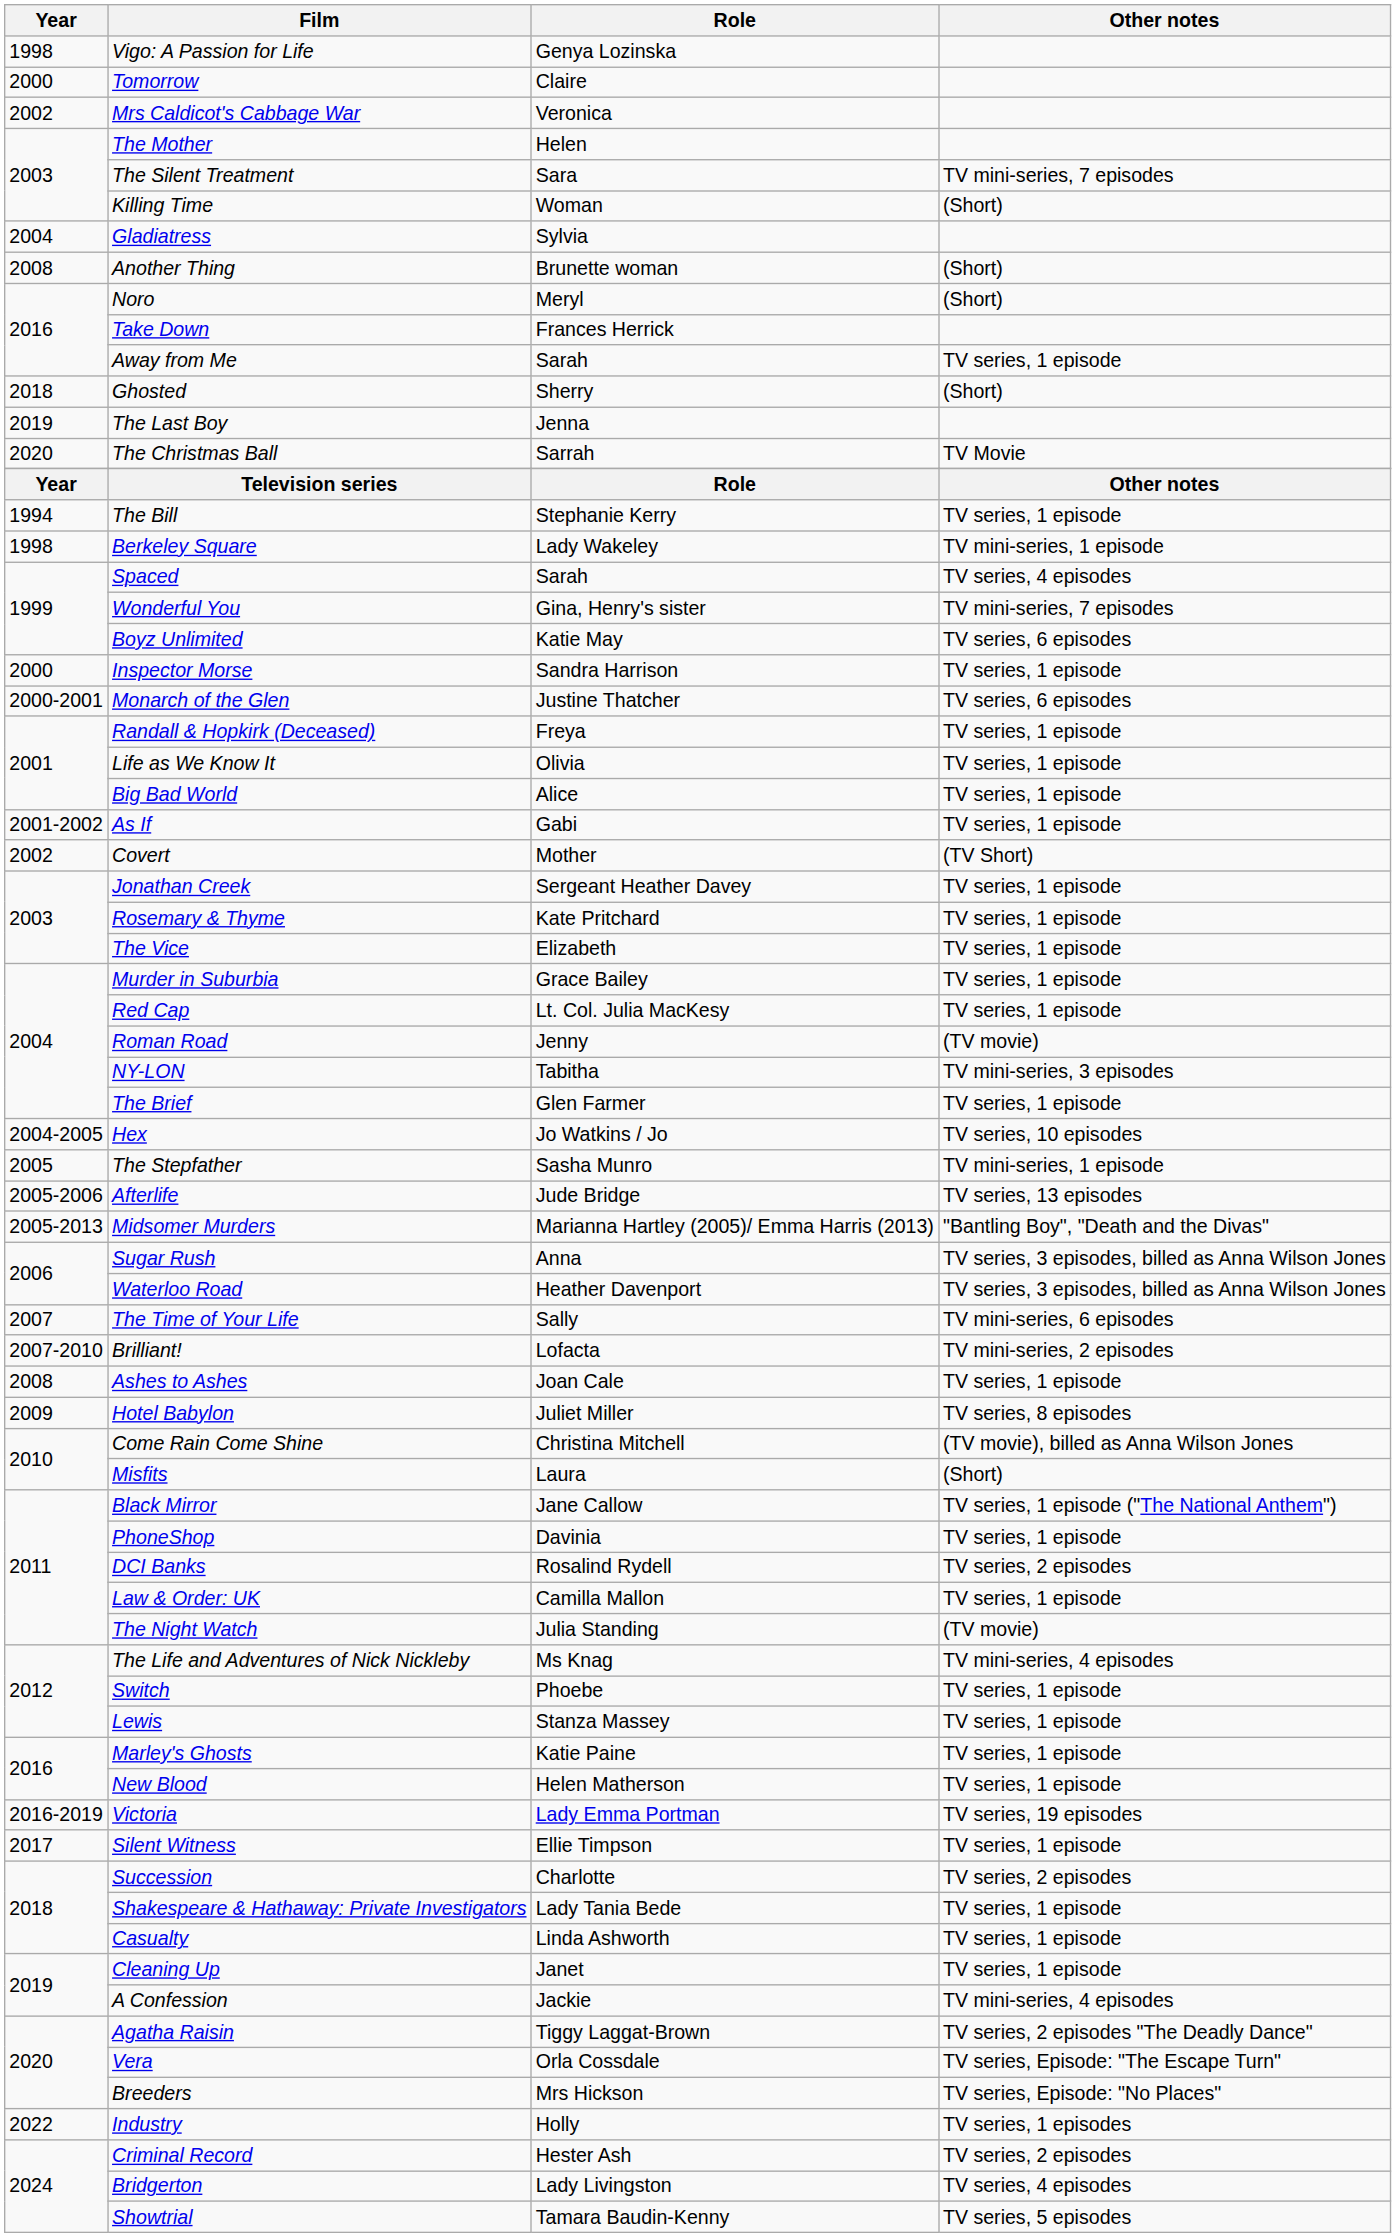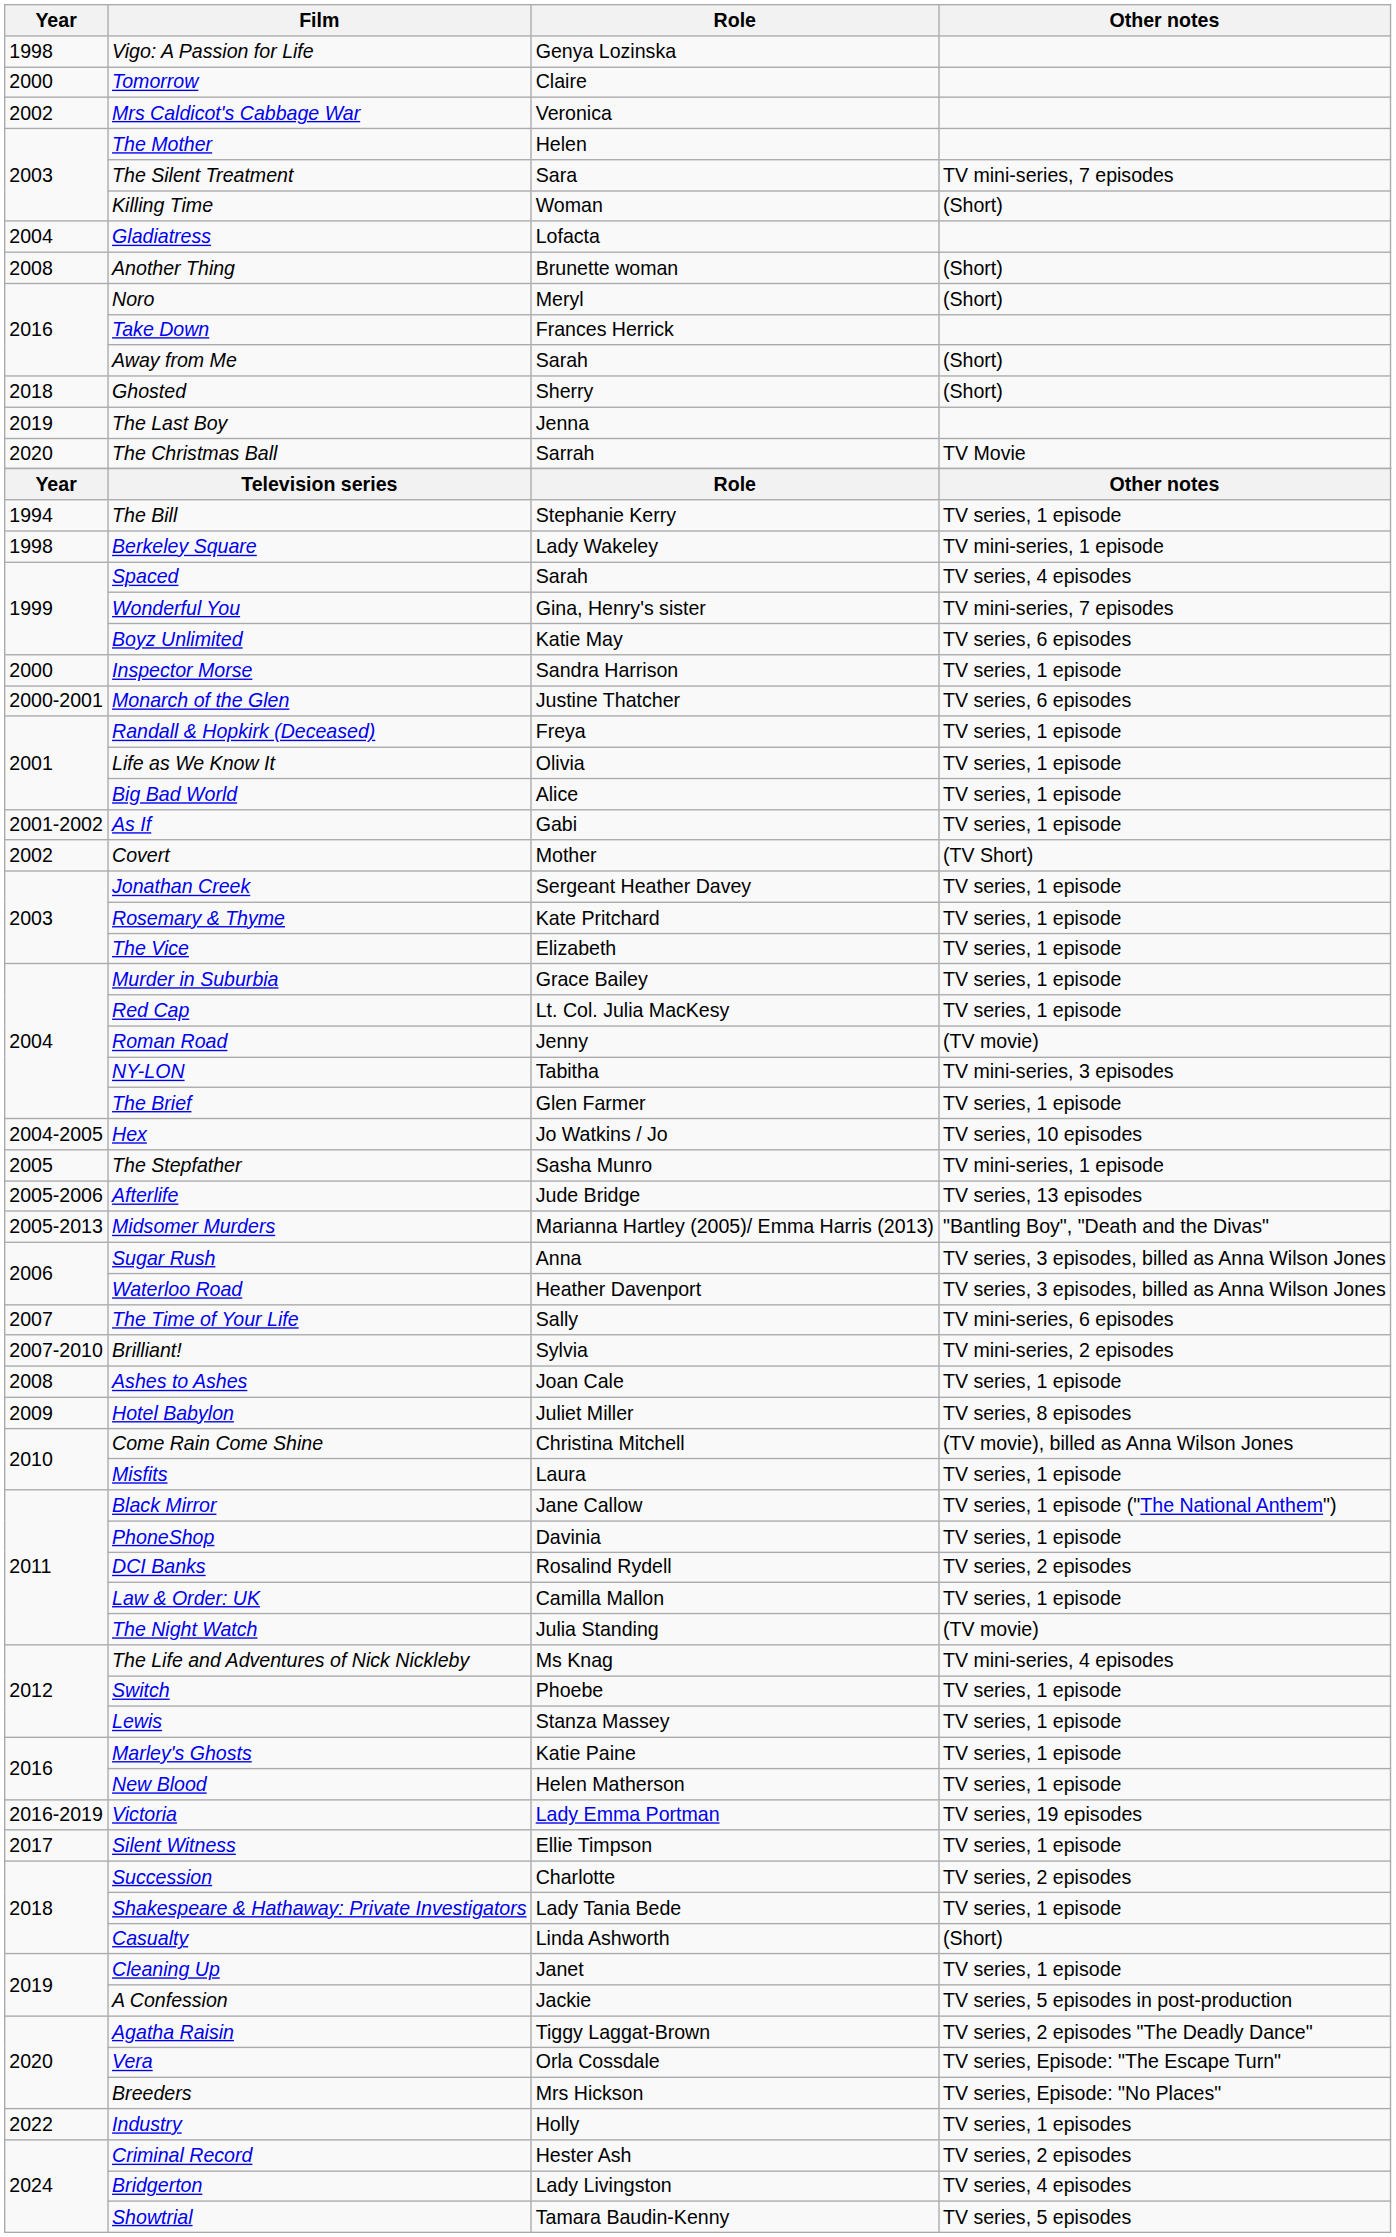(562, 237) Sylvia -> (568, 237) Lofacta
(1032, 361) TV series, 1 episode -> (973, 361) (Short)
(568, 1351) Lofacta -> (562, 1351) Sylvia
(973, 1475) (Short) -> (1032, 1475) TV series, 1 episode
(1032, 1939) TV series, 1 episode -> (973, 1939) (Short)
(1058, 2001) TV mini-series, 4 episodes -> (1118, 2001) TV series, 5 episodes in post-production
